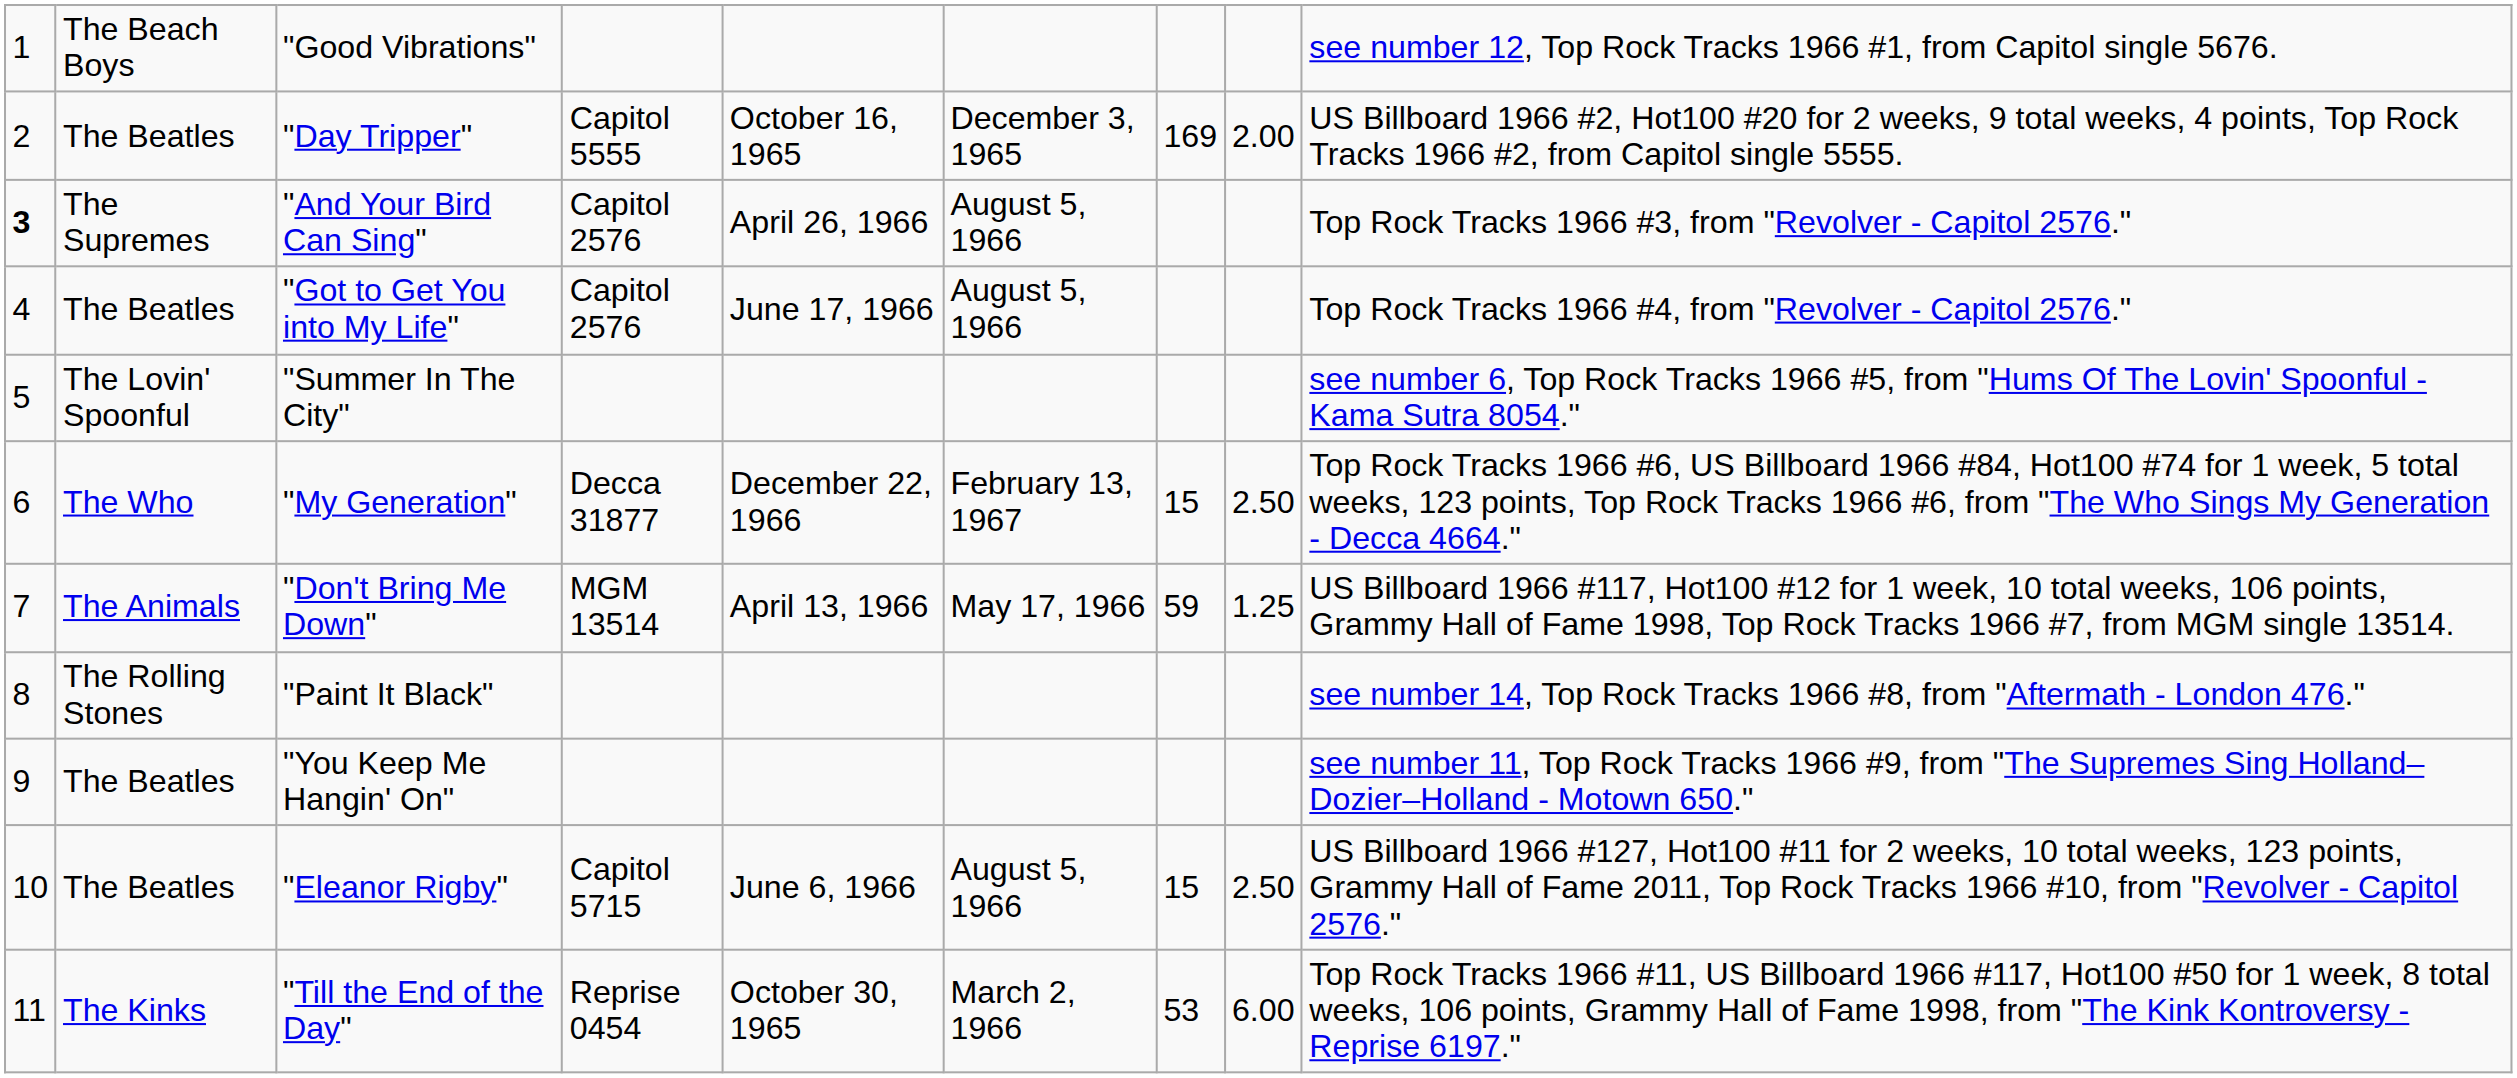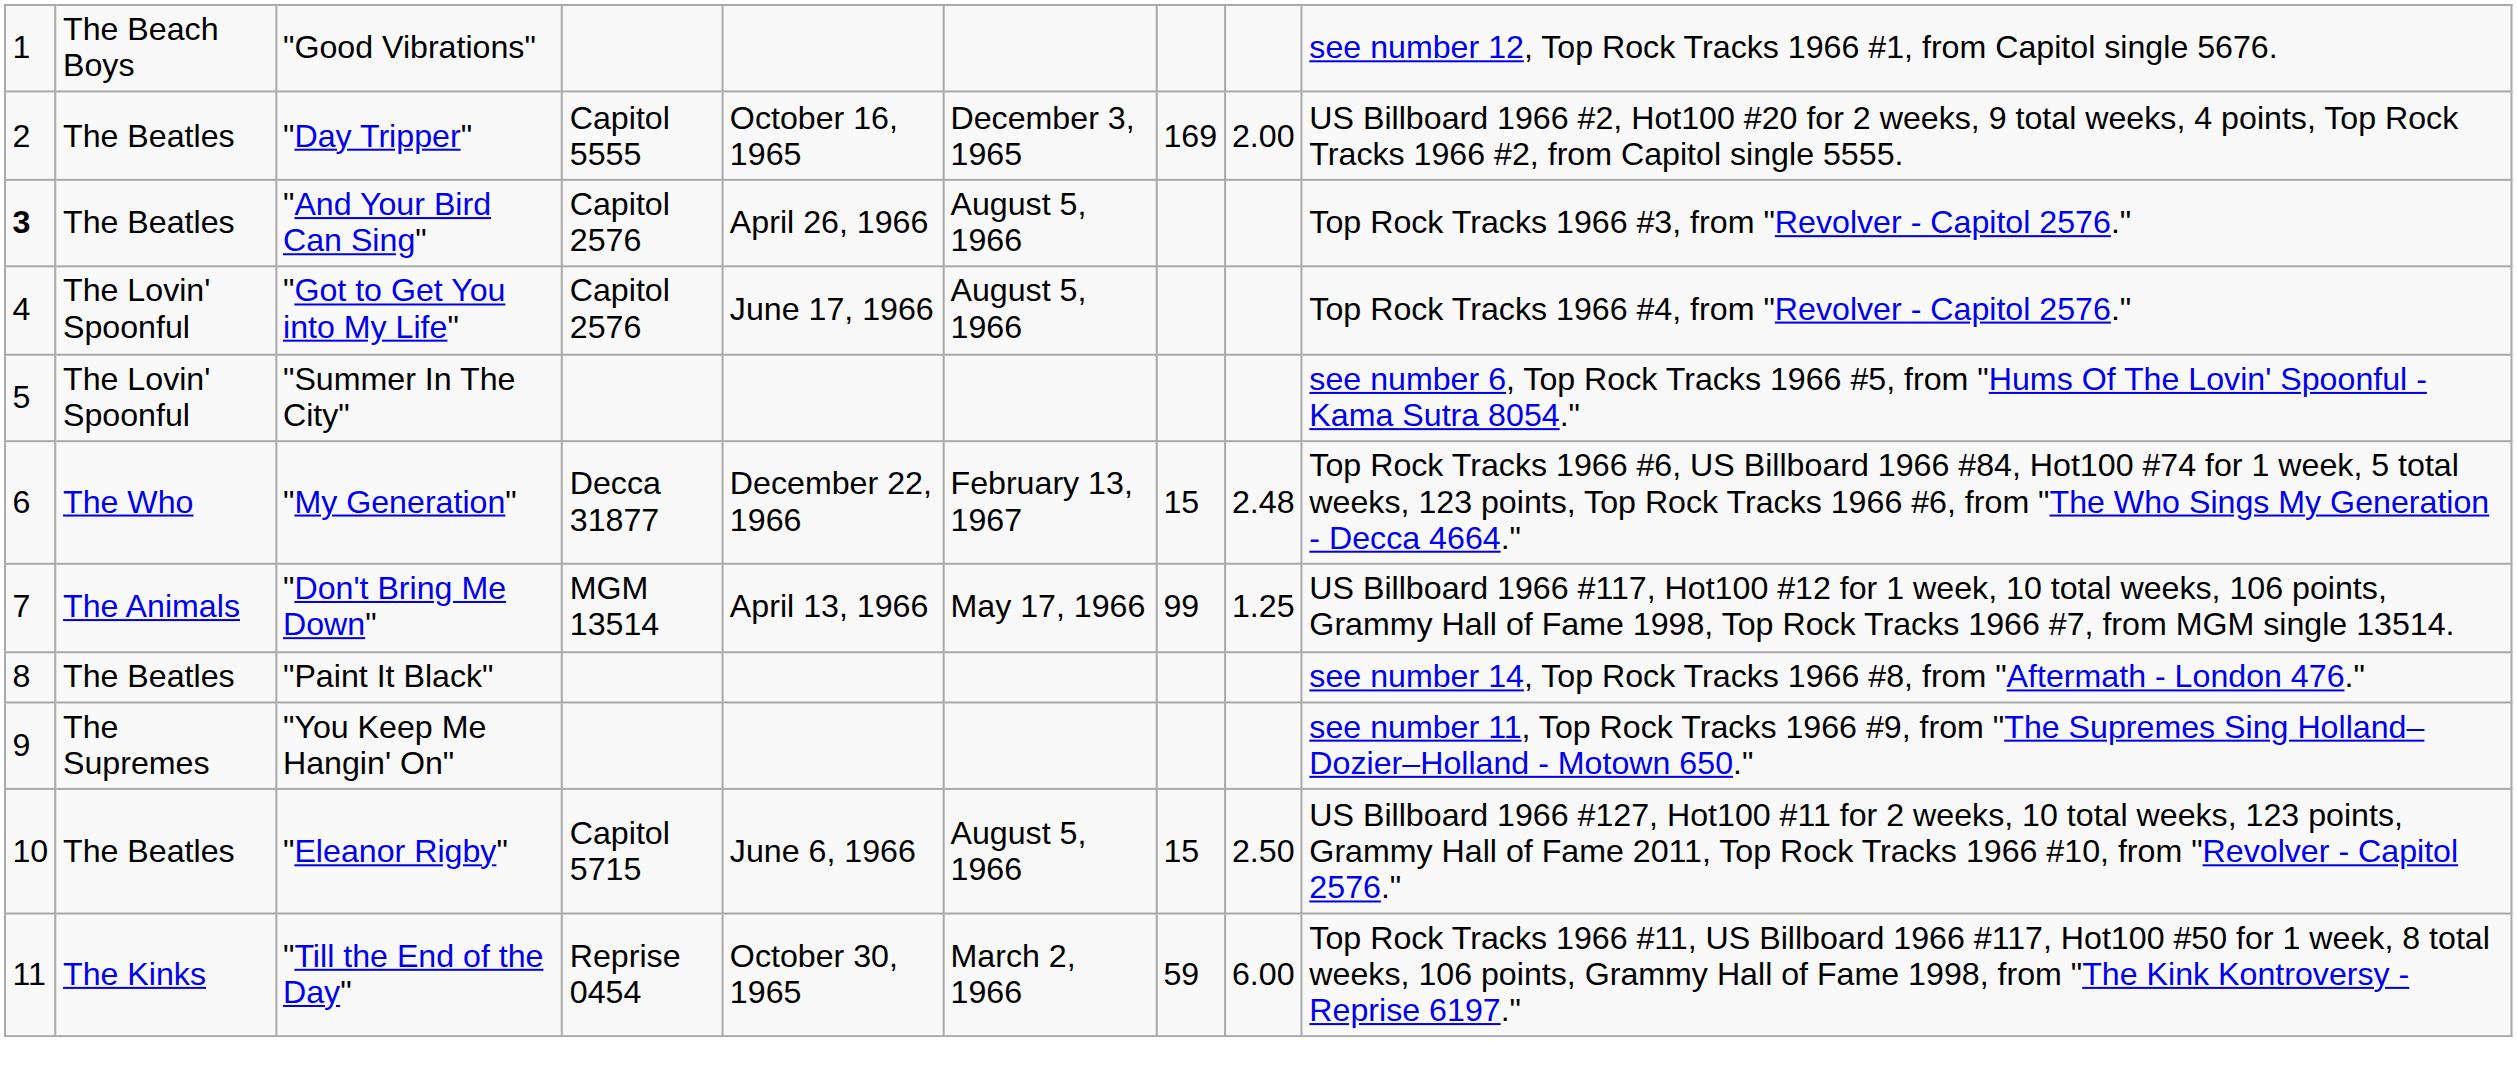(136, 222) The Supremes -> (149, 222) The Beatles
(149, 309) The Beatles -> (137, 309) The Lovin' Spoonful
(1263, 502) 2.50 -> (1263, 502) 2.48
(1181, 607) 59 -> (1181, 607) 99
(144, 694) The Rolling Stones -> (149, 676) The Beatles
(149, 781) The Beatles -> (136, 745) The Supremes
(1181, 1010) 53 -> (1181, 974) 59
